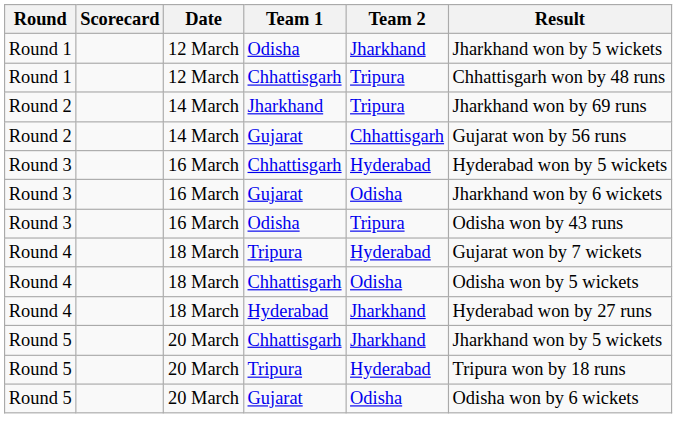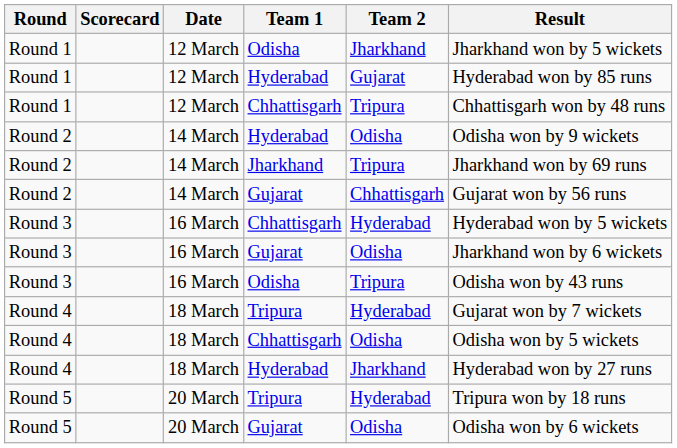+ row: (40, 77)
+ row: (40, 135)
- row: (40, 340)
